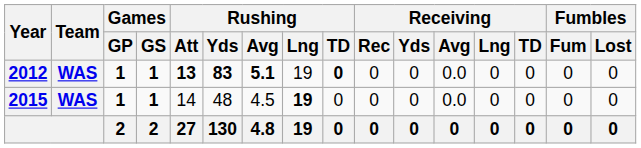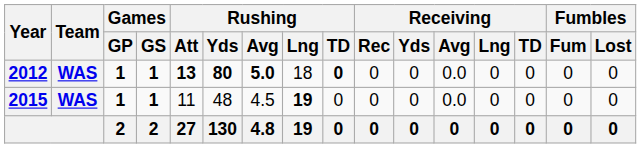(222, 73) 83 -> (222, 73) 80
(263, 73) 5.1 -> (263, 73) 5.0
(303, 73) 19 -> (303, 73) 18
(186, 101) 14 -> (186, 101) 11
